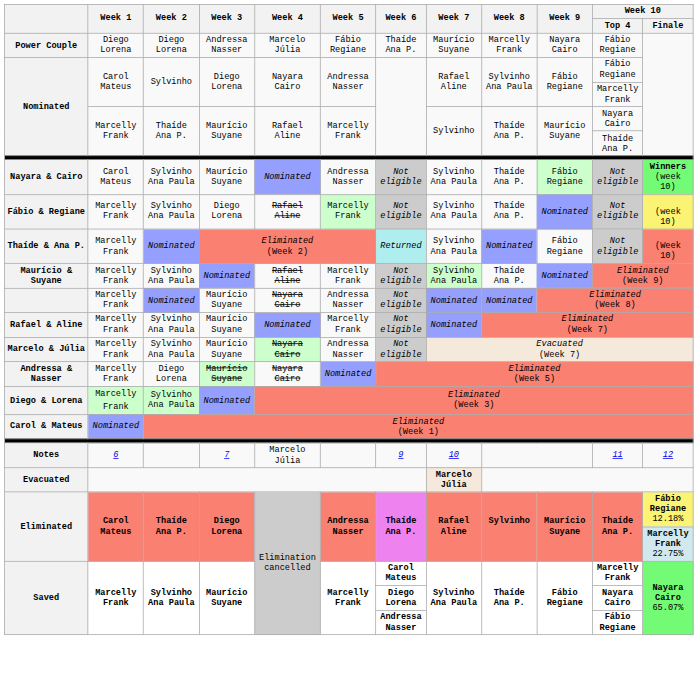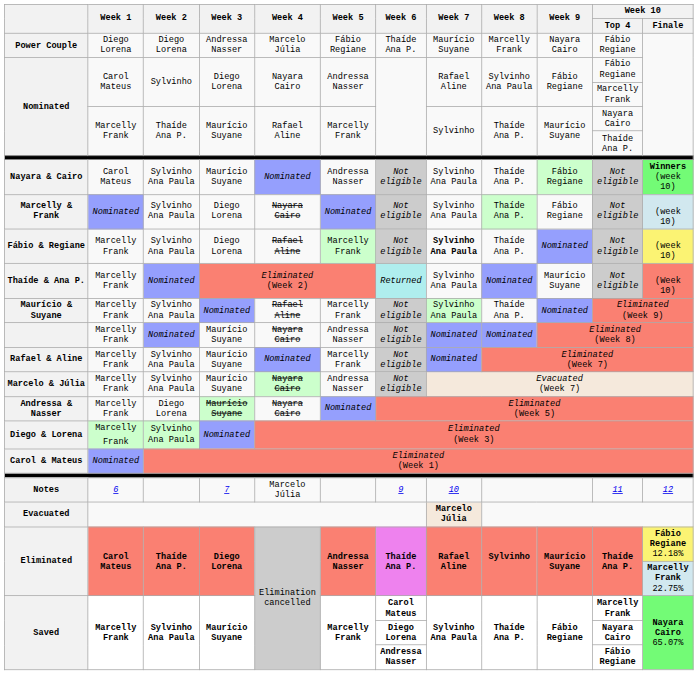+ row: (46, 211)
(454, 211) normal -> (454, 246) bold
(565, 246) Fábio Regiane -> (565, 281) Maurício Suyane
